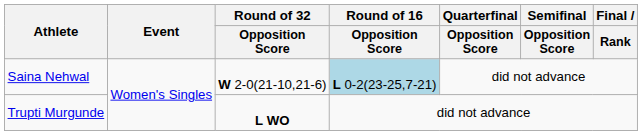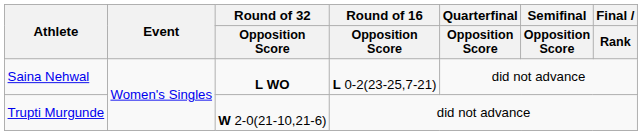(272, 85) W 2-0(21-10,21-6) -> (272, 85) L WO
(385, 85) lightblue background -> (385, 85) no background
(272, 120) L WO -> (272, 120) W 2-0(21-10,21-6)
